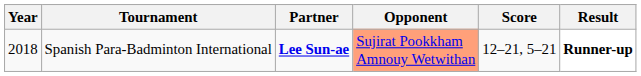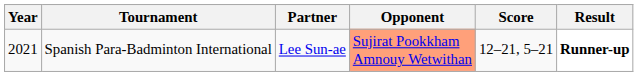(23, 50) 2018 -> (23, 50) 2021
(314, 50) bold -> (312, 50) normal
